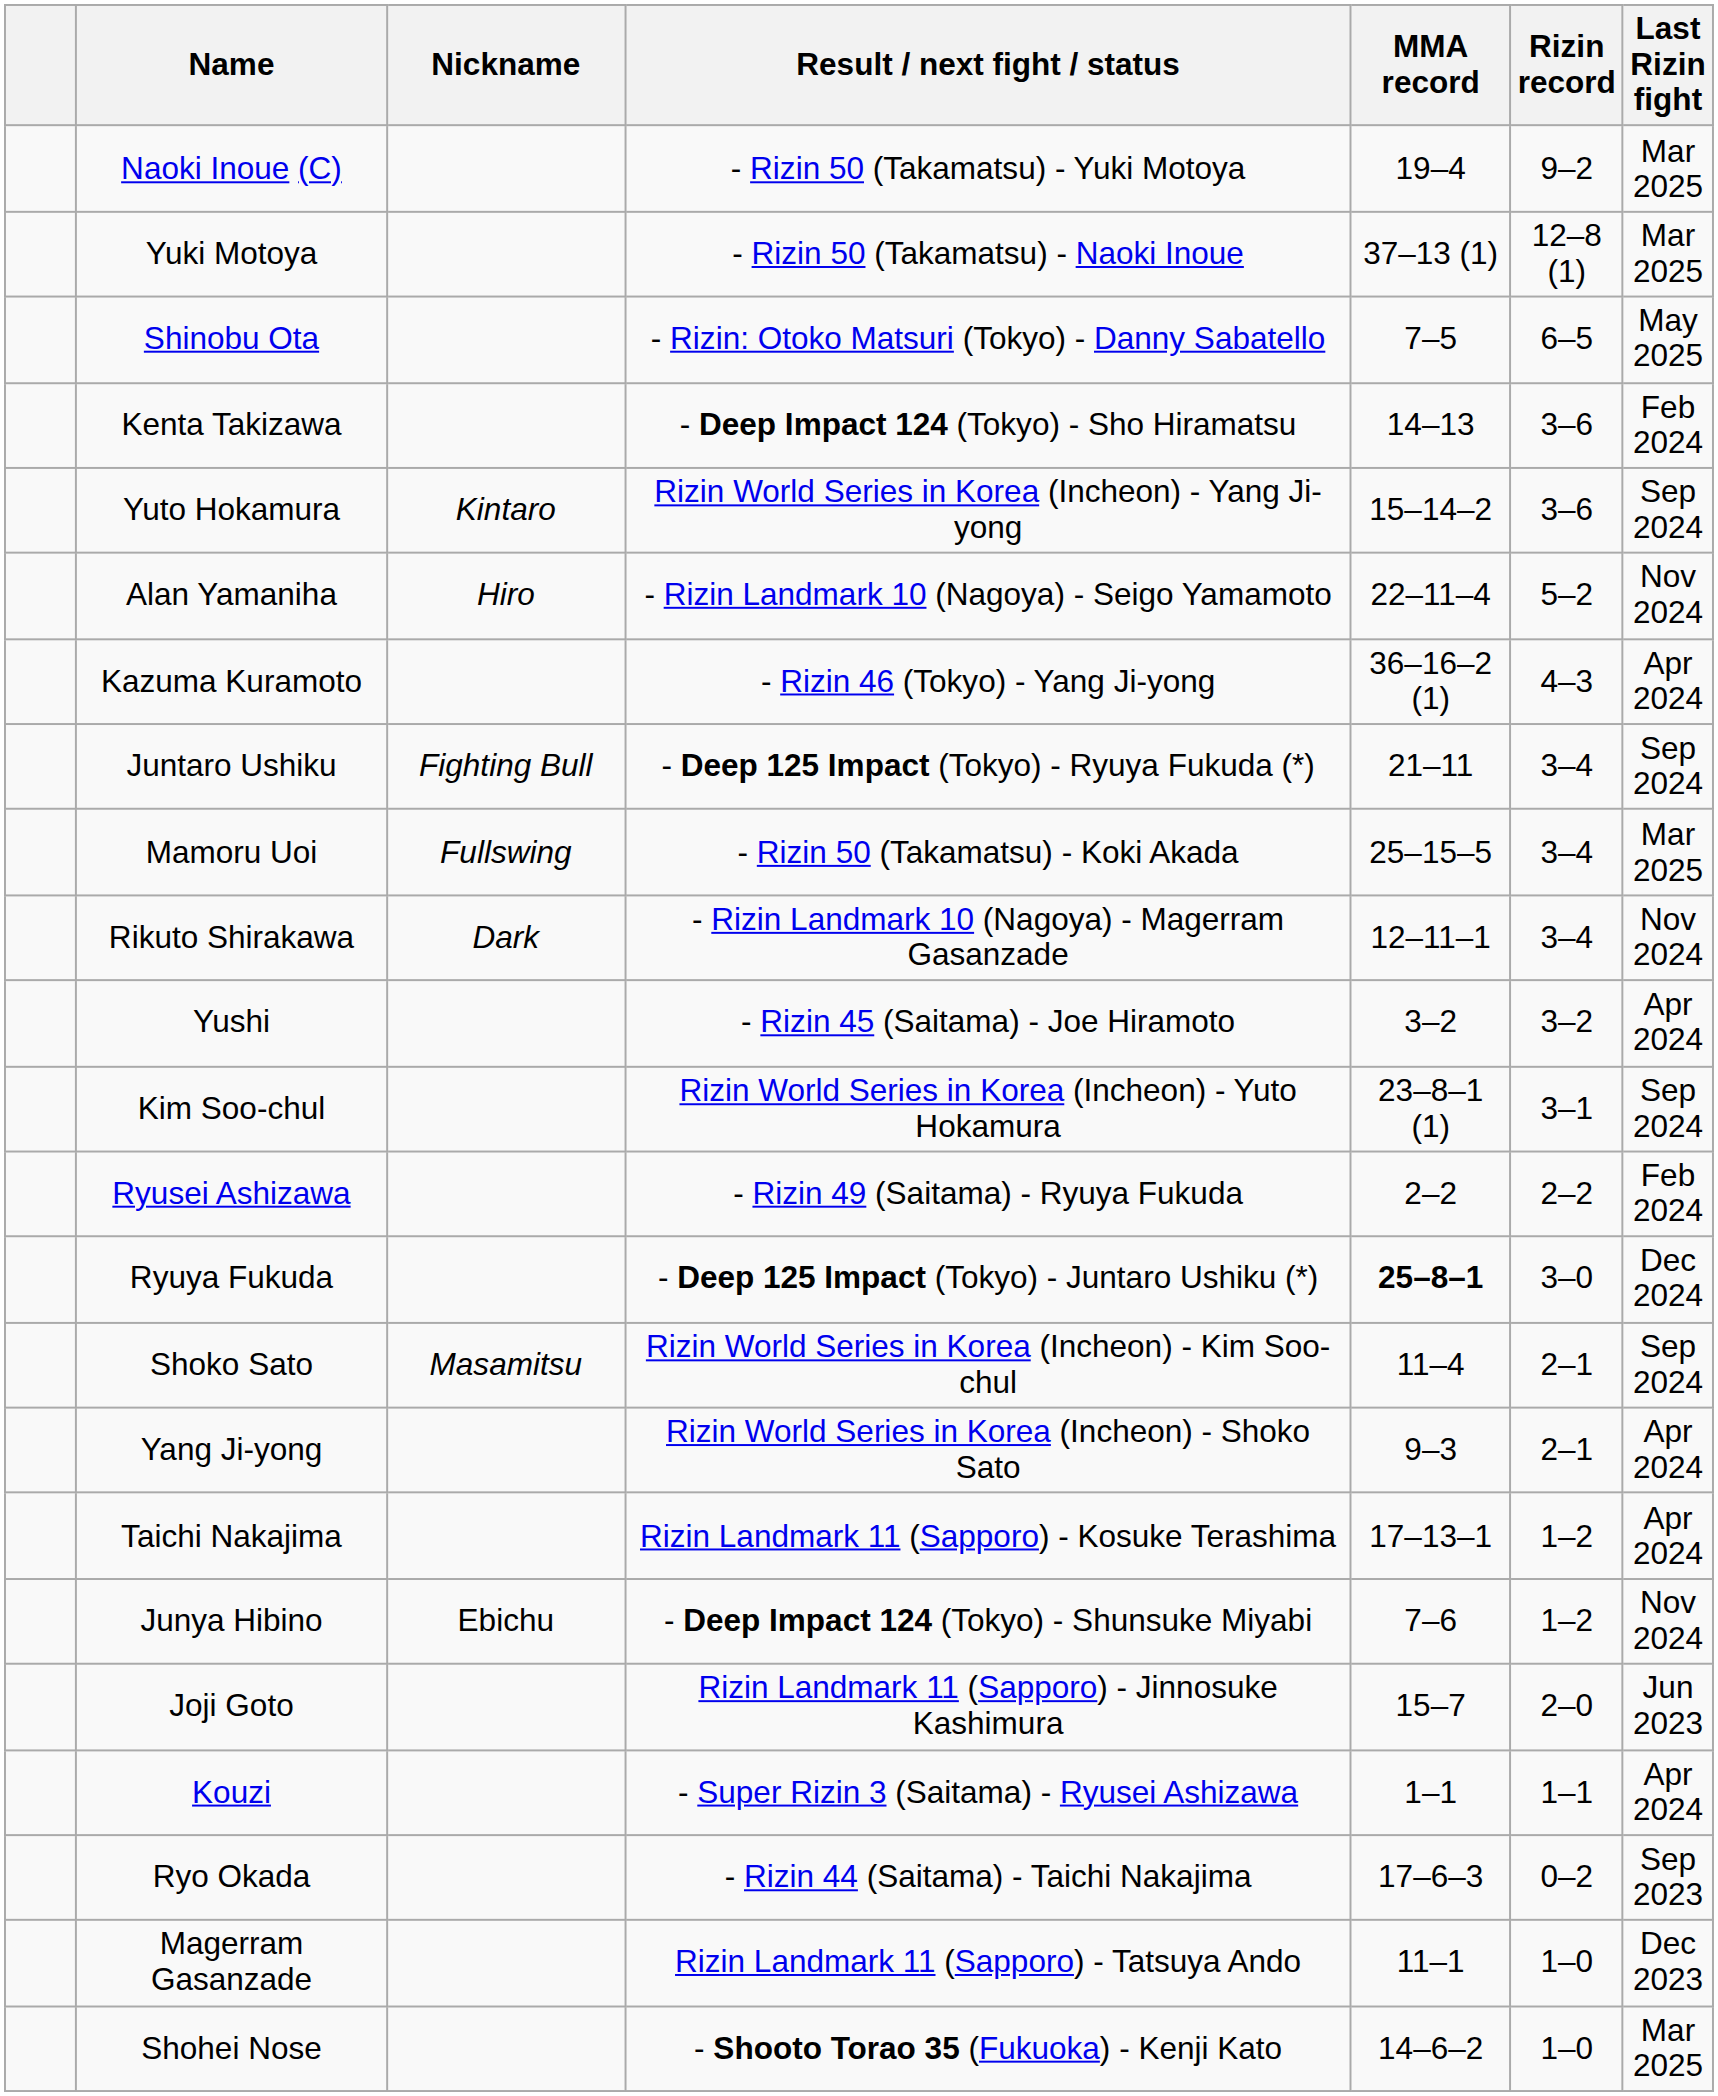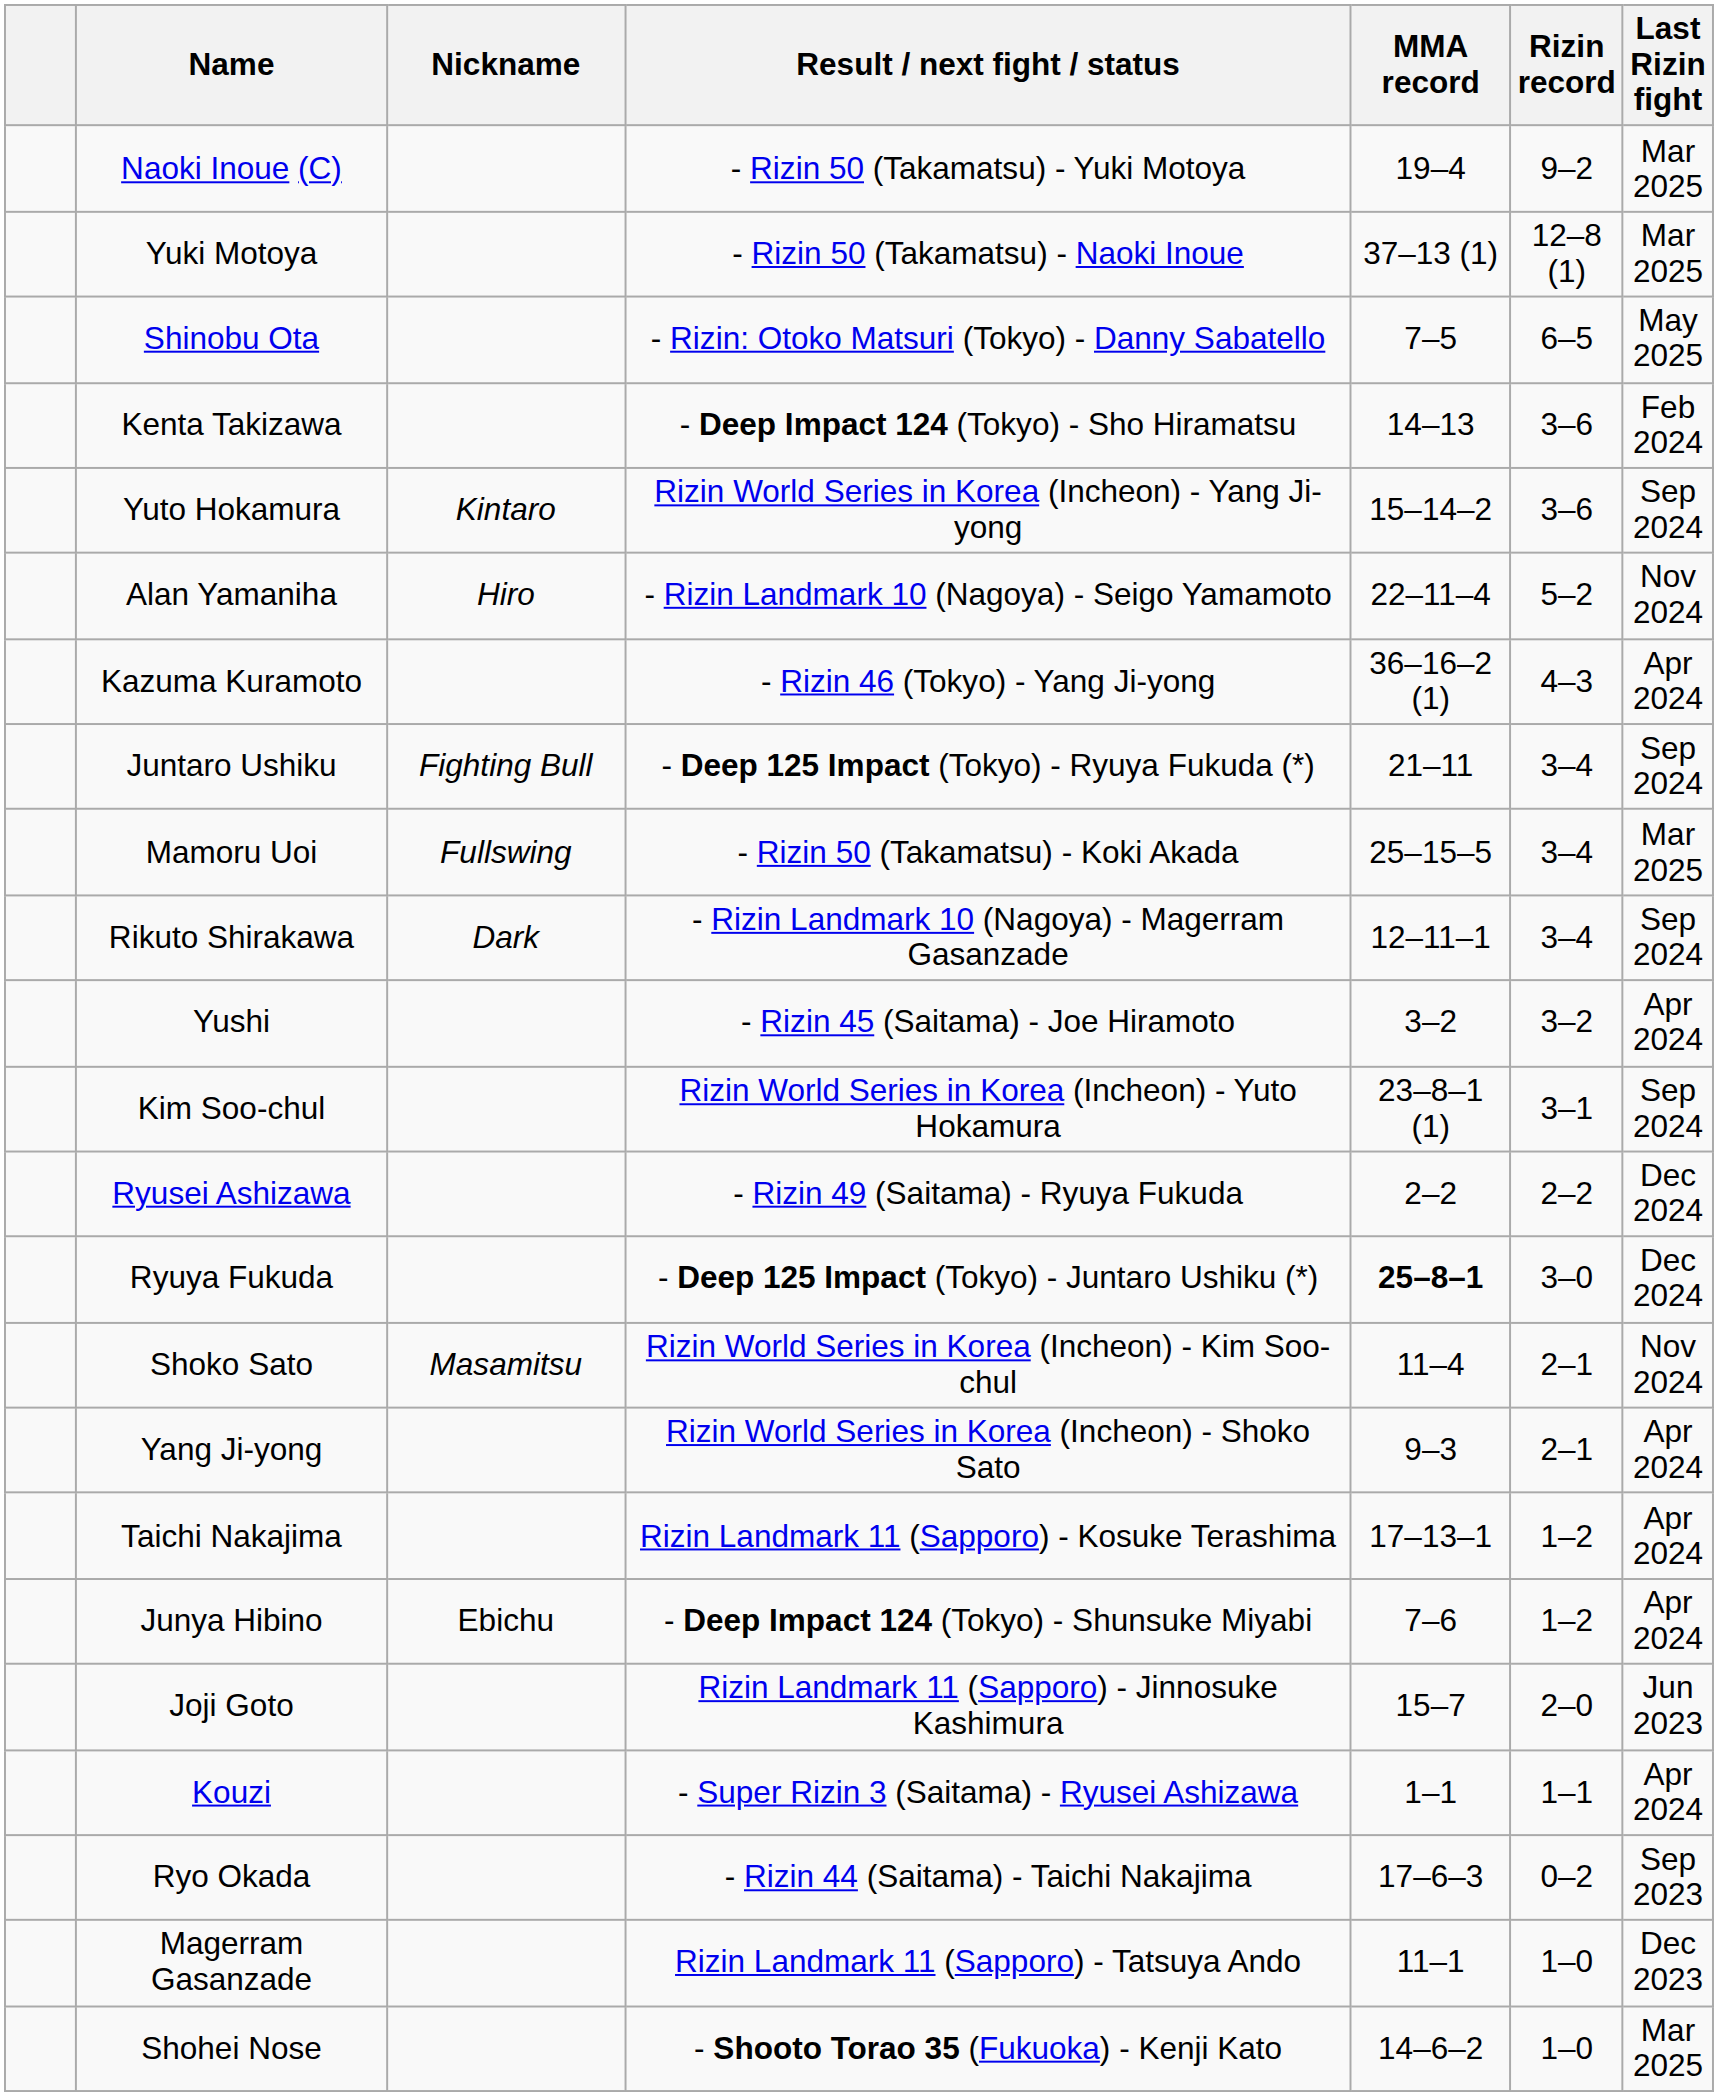(1668, 937) Nov 2024 -> (1668, 937) Sep 2024
(1668, 1193) Feb 2024 -> (1668, 1193) Dec 2024
(1668, 1364) Sep 2024 -> (1668, 1364) Nov 2024
(1668, 1620) Nov 2024 -> (1668, 1620) Apr 2024
